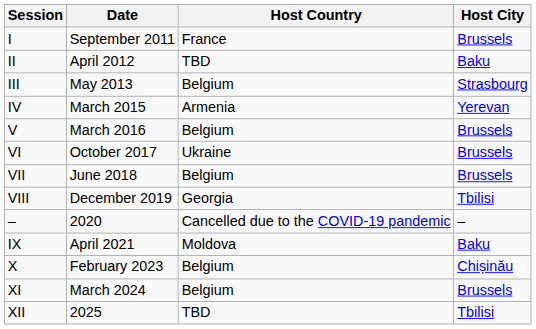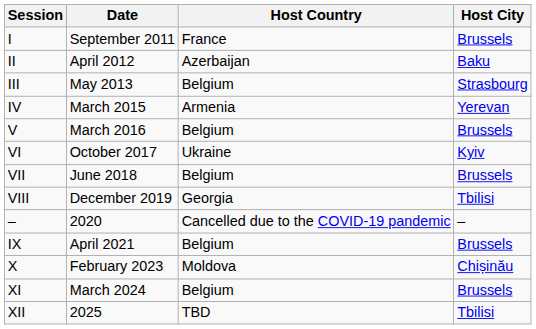(196, 61) TBD -> (216, 61) Azerbaijan
(485, 152) Brussels -> (471, 152) Kyiv
(209, 244) Moldova -> (208, 244) Belgium
(474, 244) Baku -> (485, 244) Brussels
(208, 267) Belgium -> (209, 267) Moldova
